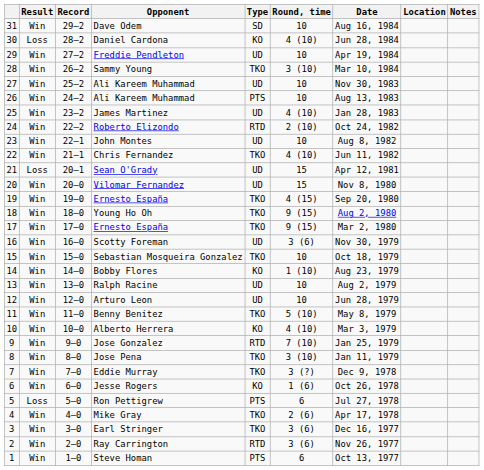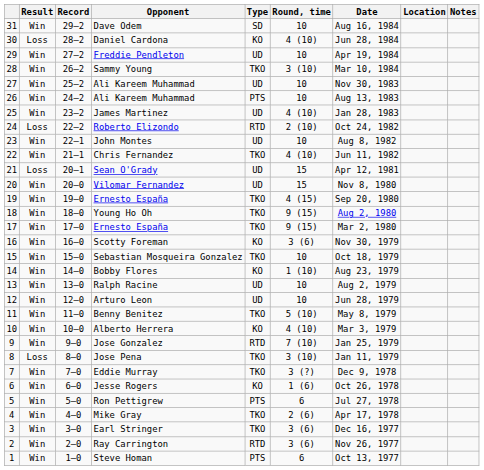(37, 127) Win -> (37, 127) Loss
(257, 242) UD -> (257, 242) KO
(37, 357) Win -> (37, 357) Loss
(37, 401) Loss -> (37, 401) Win
